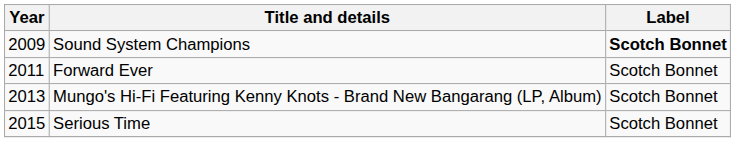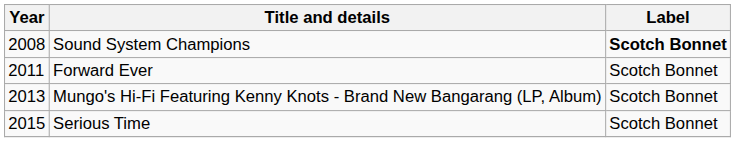(27, 44) 2009 -> (27, 44) 2008
